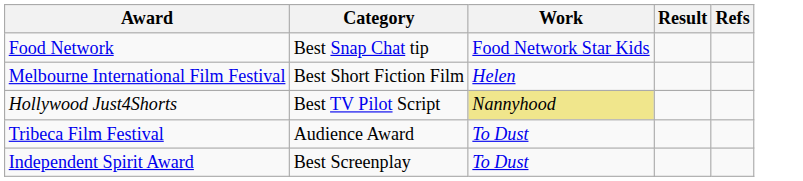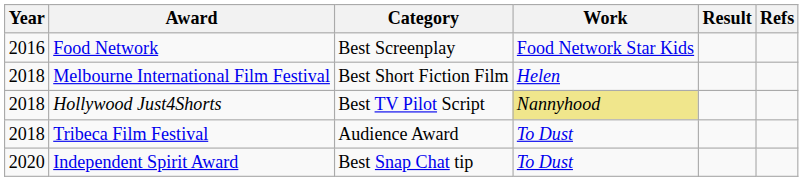+ column: (27, 18)
(361, 47) Best Snap Chat tip -> (397, 47) Best Screenplay
(352, 162) Best Screenplay -> (406, 162) Best Snap Chat tip
